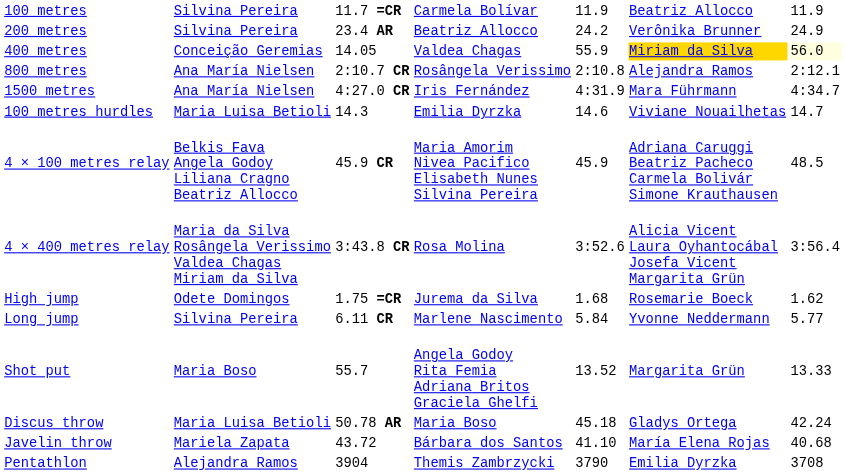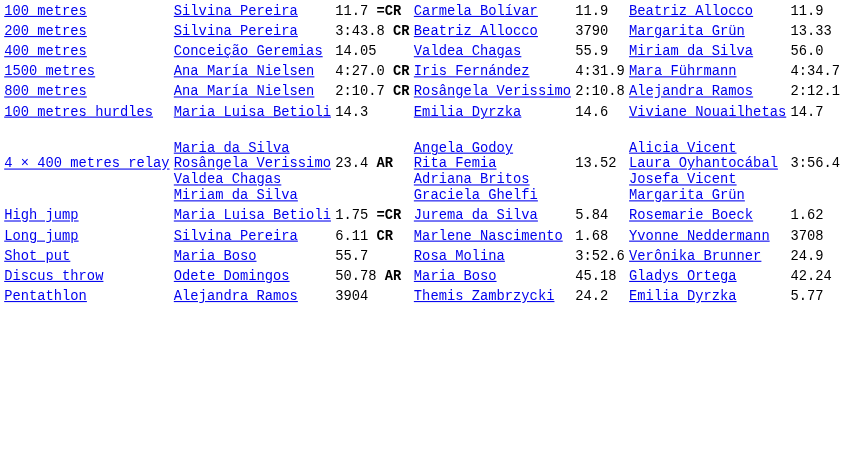(364, 31) 23.4 AR -> (372, 31) 3:43.8 CR
(592, 31) 24.2 -> (592, 31) 3790
(695, 31) Verônika Brunner -> (687, 31) Margarita Grün
(807, 31) 24.9 -> (811, 31) 13.33
(691, 51) gold background -> (691, 51) no background
(807, 51) lightyellow background -> (807, 51) no background
rows swapped: (46, 72) <-> (50, 92)
- row: (87, 164)
(372, 248) 3:43.8 CR -> (364, 164) 23.4 AR
(459, 248) Rosa Molina -> (476, 172) Angela Godoy Rita Femia Adriana Britos Graciela Ghelfi
(600, 248) 3:52.6 -> (596, 164) 13.52
(232, 299) Odete Domingos -> (252, 216) Maria Luisa Betioli
(592, 299) 1.68 -> (592, 216) 5.84
(592, 320) 5.84 -> (592, 236) 1.68
(807, 320) 5.77 -> (807, 236) 3708
(476, 379) Angela Godoy Rita Femia Adriana Britos Graciela Ghelfi -> (459, 256) Rosa Molina
(596, 372) 13.52 -> (600, 256) 3:52.6
(687, 372) Margarita Grün -> (695, 256) Verônika Brunner
(811, 372) 13.33 -> (807, 256) 24.9
(252, 423) Maria Luisa Betioli -> (232, 276) Odete Domingos
- row: (58, 444)
(592, 464) 3790 -> (592, 296) 24.2
(807, 464) 3708 -> (807, 296) 5.77
